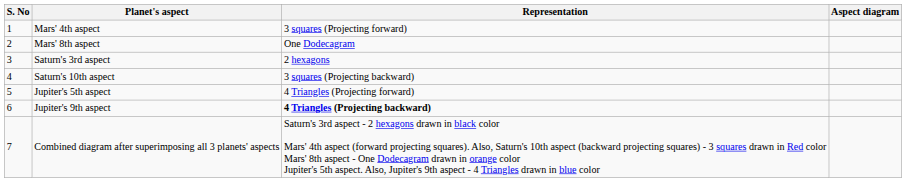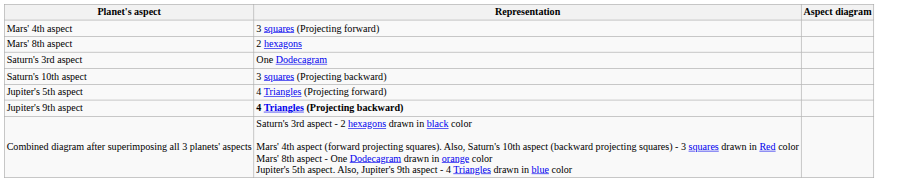- column: (18, 12)
(319, 44) One Dodecagram -> (279, 44) 2 hexagons
(307, 60) 2 hexagons -> (292, 60) One Dodecagram
